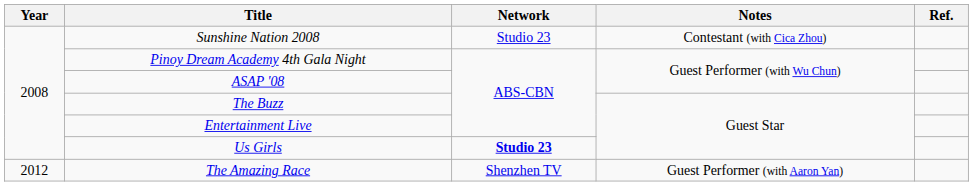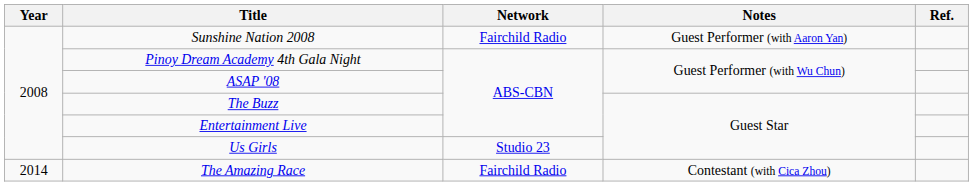(524, 37) Studio 23 -> (523, 37) Fairchild Radio
(755, 37) Contestant (with Cica Zhou) -> (759, 37) Guest Performer (with Aaron Yan)
(524, 147) bold -> (523, 147) normal
(34, 170) 2012 -> (34, 170) 2014
(524, 170) Shenzhen TV -> (523, 170) Fairchild Radio
(755, 170) Guest Performer (with Aaron Yan) -> (759, 170) Contestant (with Cica Zhou)
